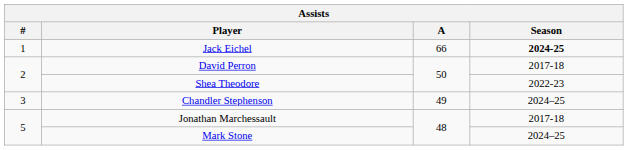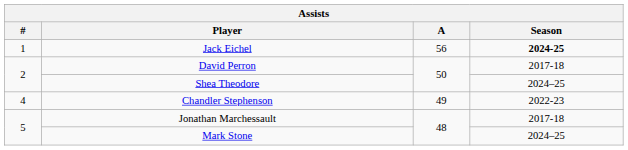(441, 48) 66 -> (441, 48) 56
(546, 83) 2022-23 -> (546, 83) 2024–25
(23, 101) 3 -> (23, 101) 4
(546, 101) 2024–25 -> (546, 101) 2022-23
